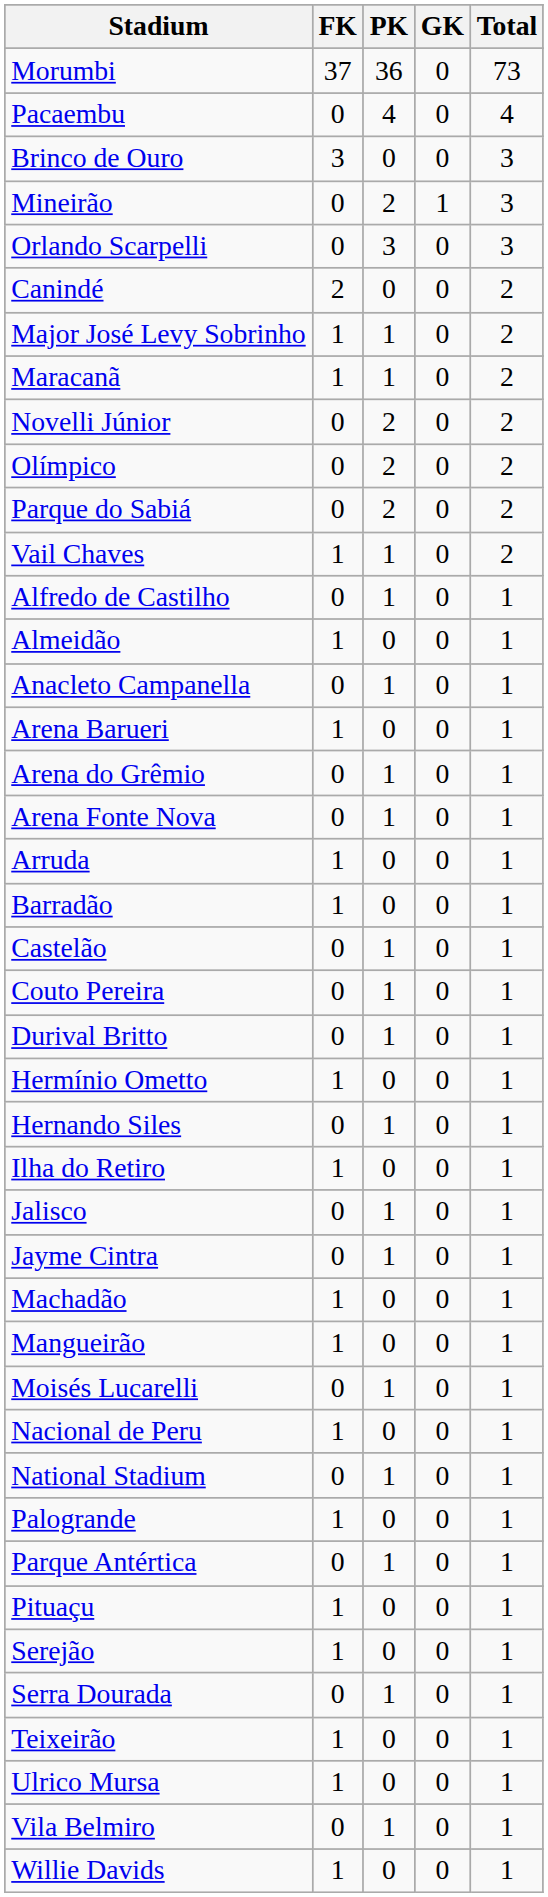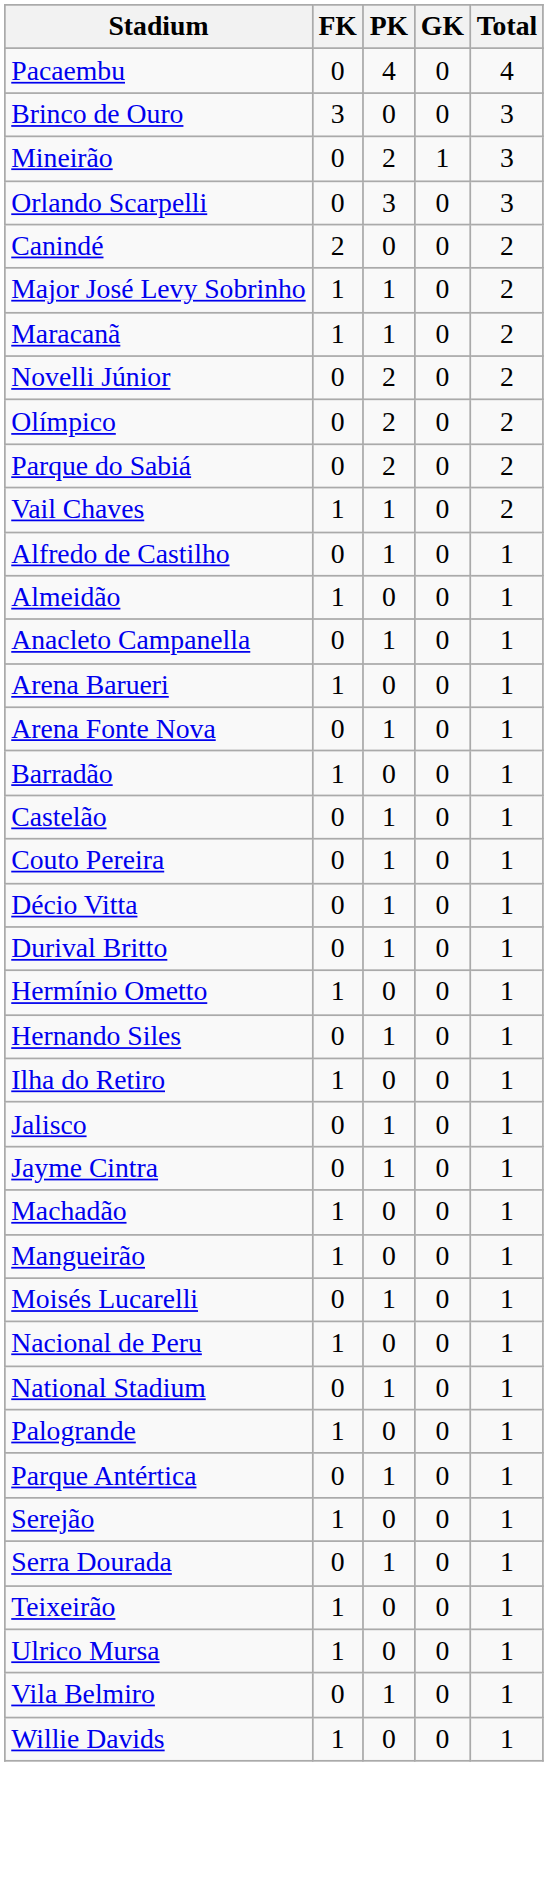- row: (64, 70)
- row: (108, 772)
- row: (50, 860)
+ row: (74, 904)
- row: (53, 1606)
